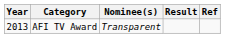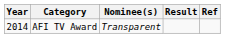(17, 26) 2013 -> (17, 26) 2014
